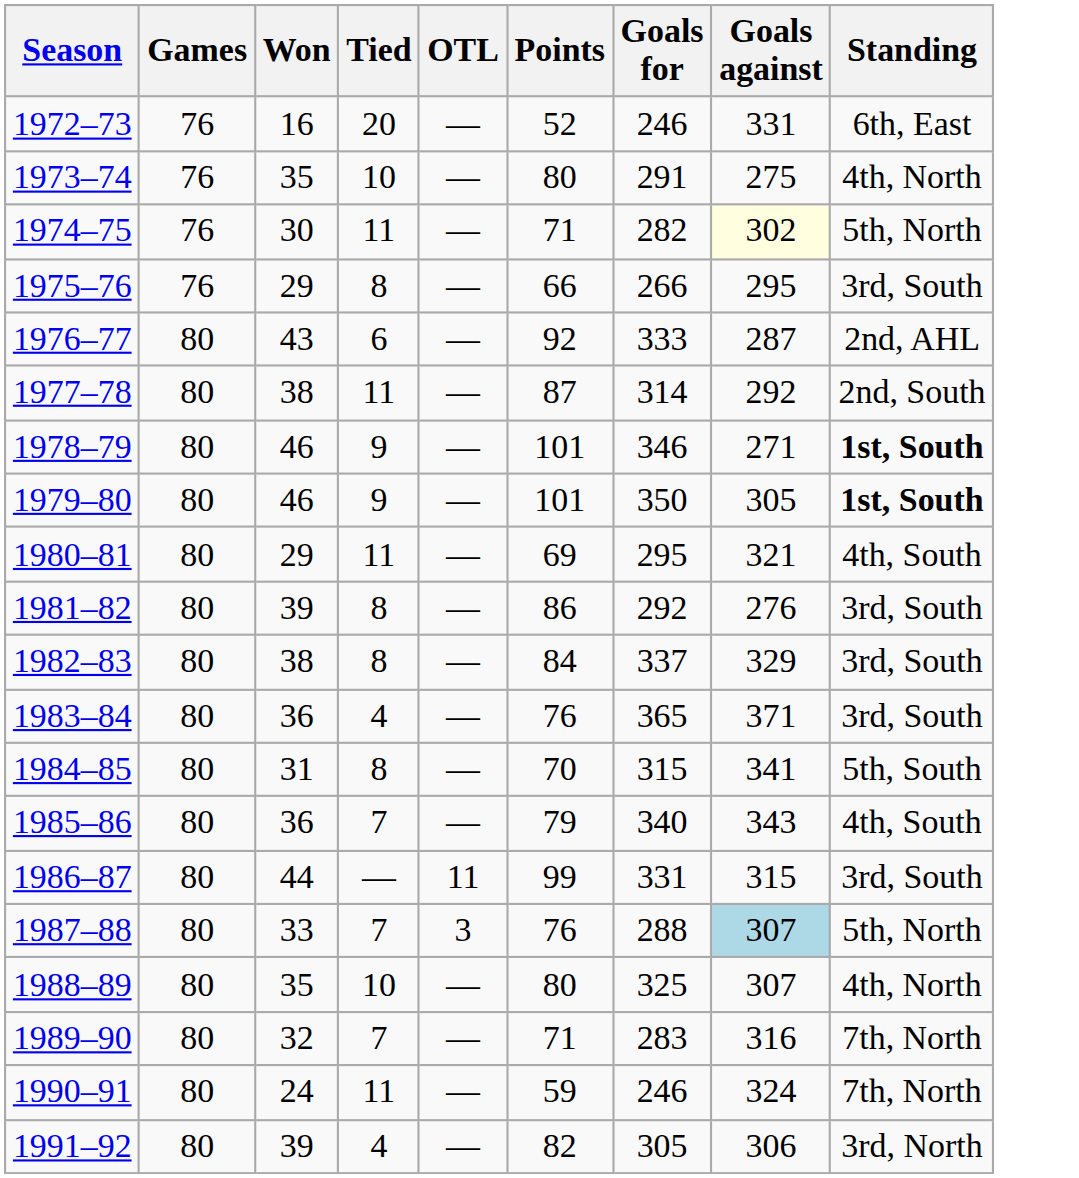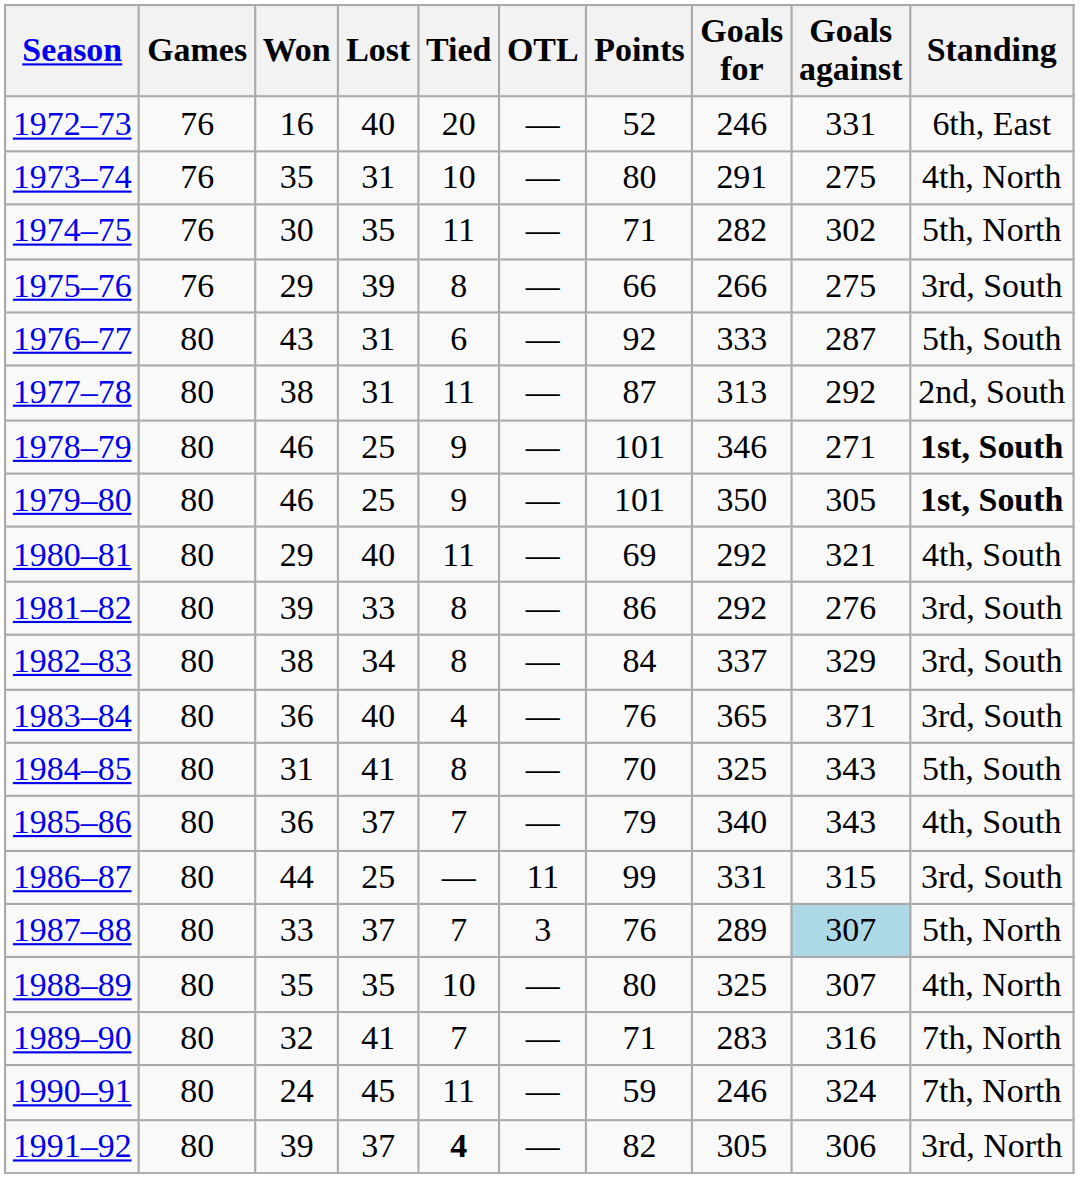+ column: (378, 50)
(771, 230) lightyellow background -> (851, 230) no background
(771, 284) 295 -> (851, 284) 275
(912, 338) 2nd, AHL -> (992, 338) 5th, South
(662, 392) 314 -> (742, 392) 313
(662, 553) 295 -> (742, 553) 292
(662, 768) 315 -> (742, 768) 325
(771, 768) 341 -> (851, 768) 343
(662, 930) 288 -> (742, 930) 289
(379, 1145) normal -> (459, 1145) bold
